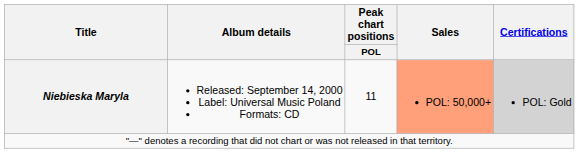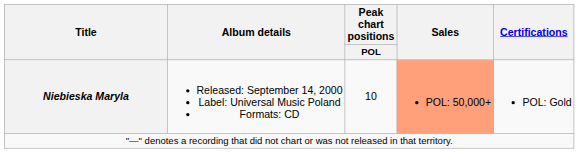(371, 96) 11 -> (371, 96) 10
(534, 103) lightgrey background -> (534, 103) no background
